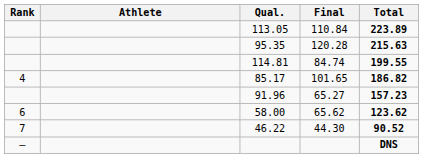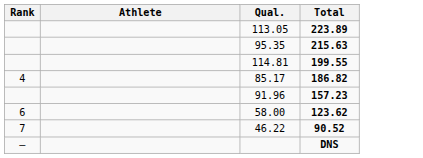- column: (329, 13)
